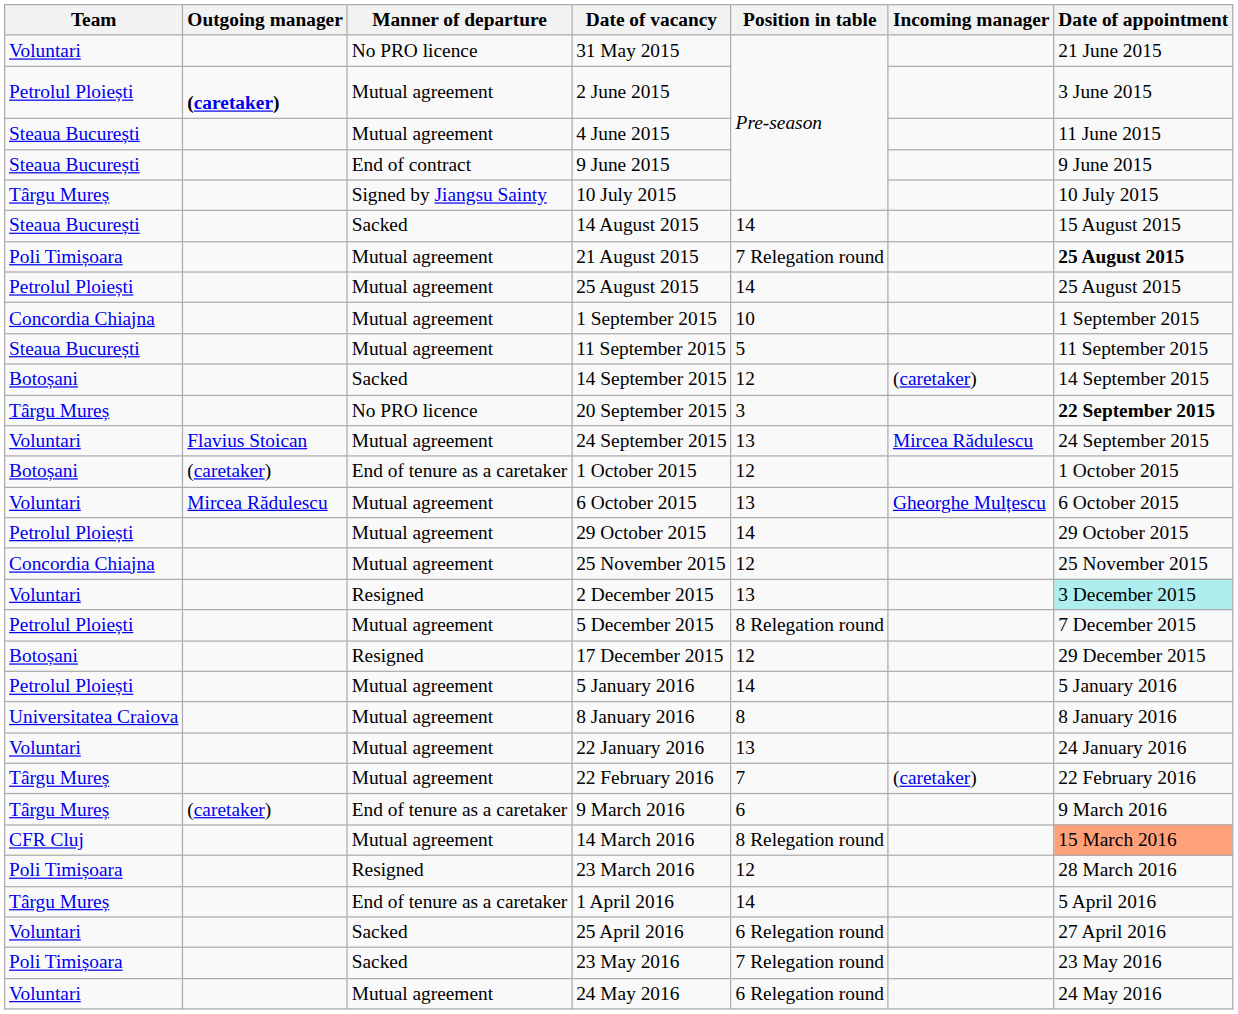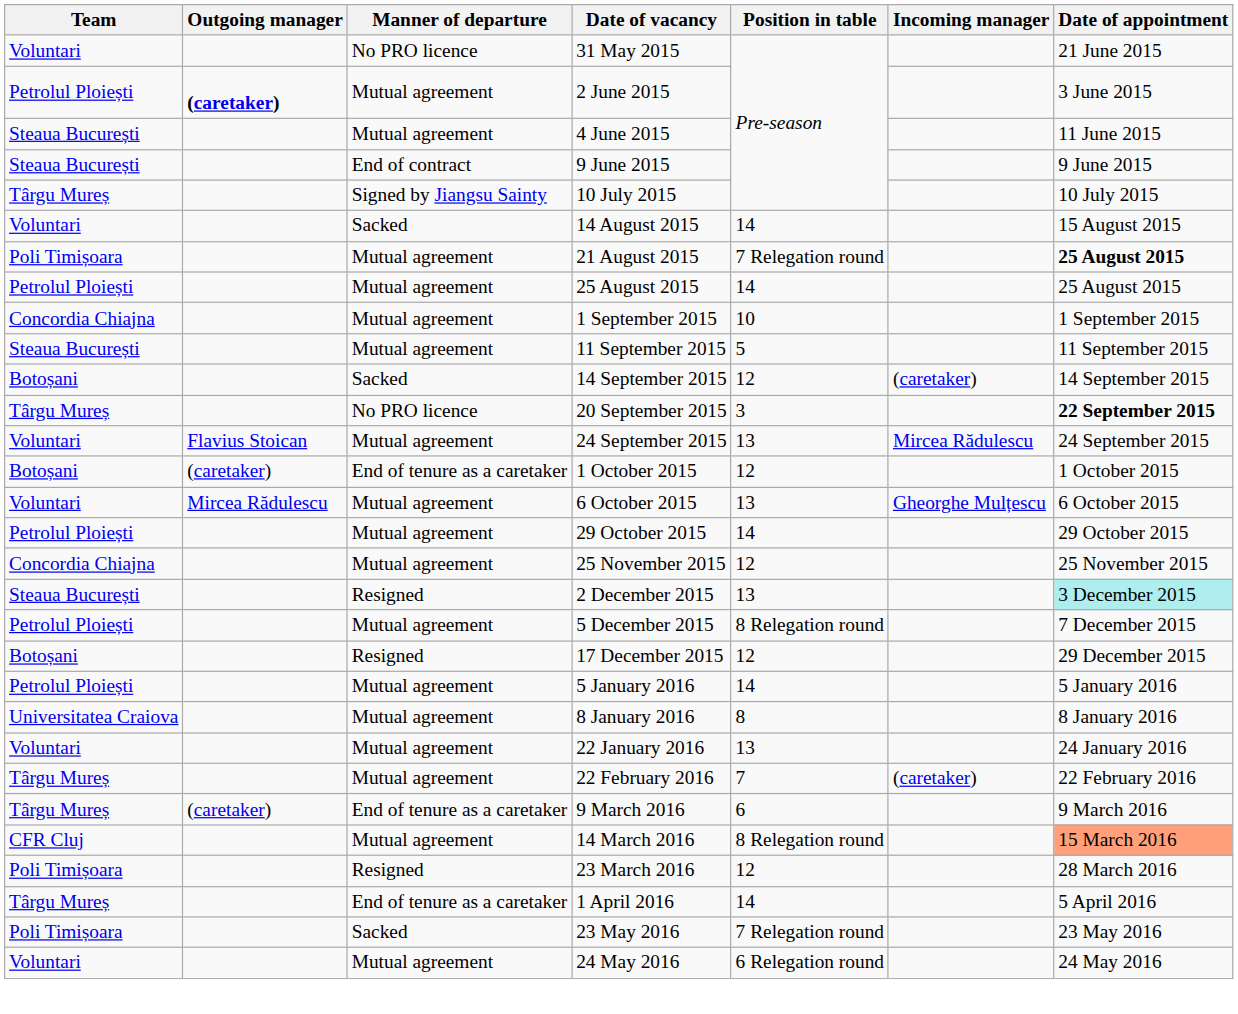(74, 225) Steaua București -> (45, 225) Voluntari
(45, 594) Voluntari -> (74, 594) Steaua București
- row: (630, 932)
